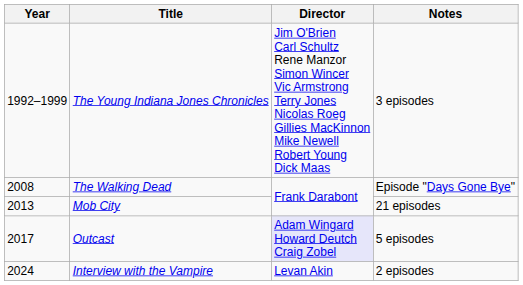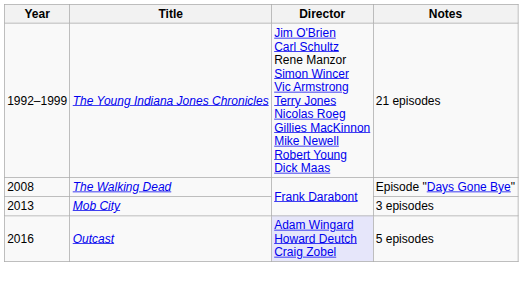(405, 100) 3 episodes -> (408, 100) 21 episodes
(408, 206) 21 episodes -> (405, 206) 3 episodes
(20, 238) 2017 -> (20, 238) 2016
- row: (143, 271)
